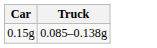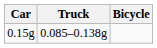+ column: (131, 14)
